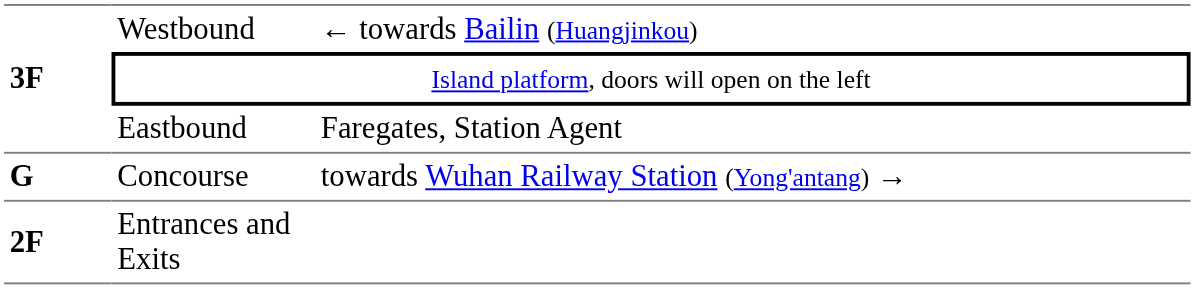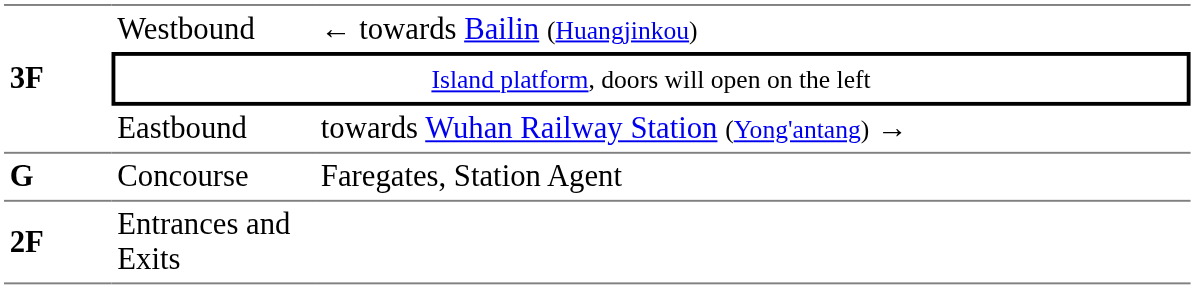(471, 128) Faregates, Station Agent -> (614, 128) towards Wuhan Railway Station (Yong'antang) →
(614, 176) towards Wuhan Railway Station (Yong'antang) → -> (471, 176) Faregates, Station Agent
